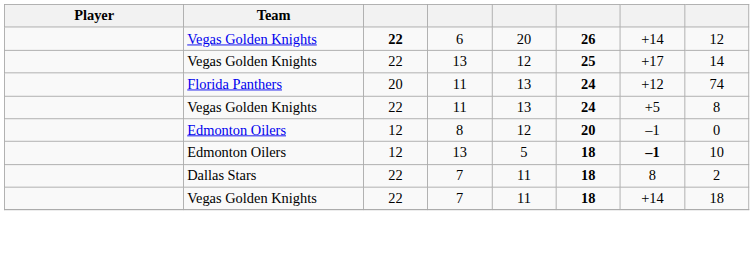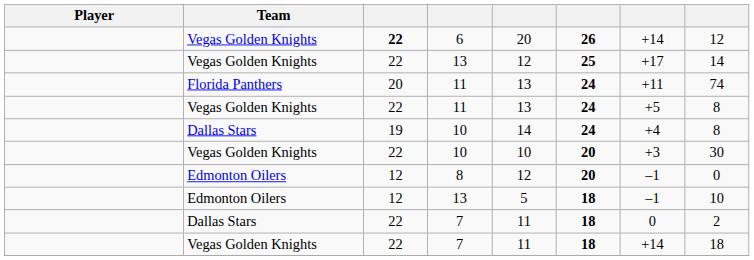(652, 84) +12 -> (652, 84) +11
+ row: (222, 130)
+ row: (252, 152)
(652, 152) bold -> (652, 198) normal
(652, 175) 8 -> (652, 221) 0
